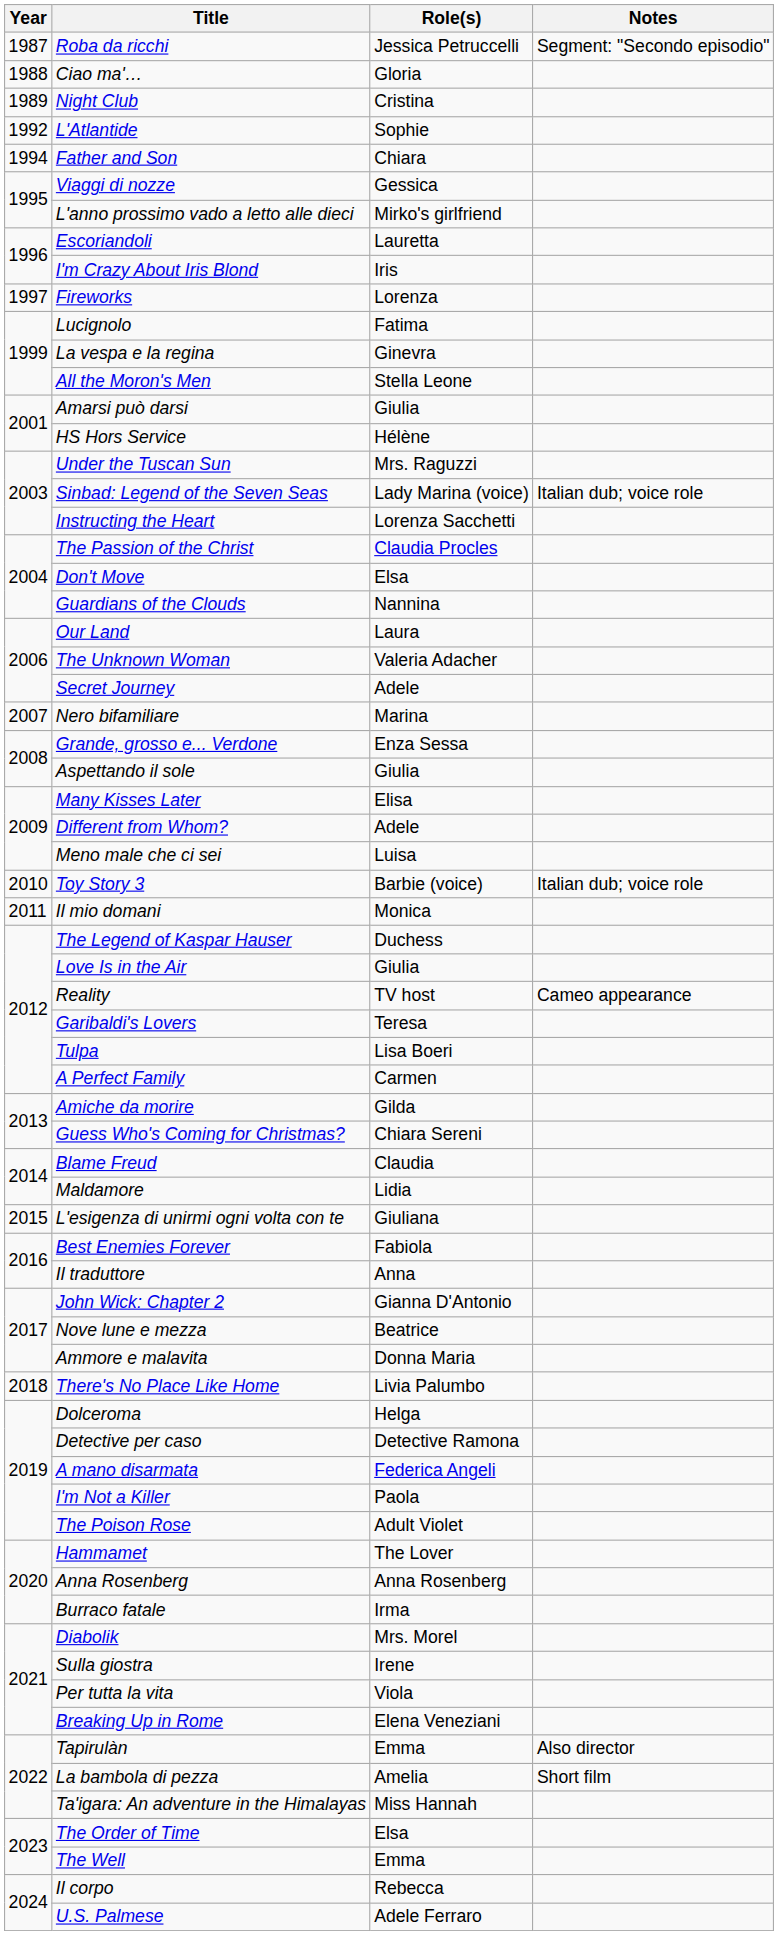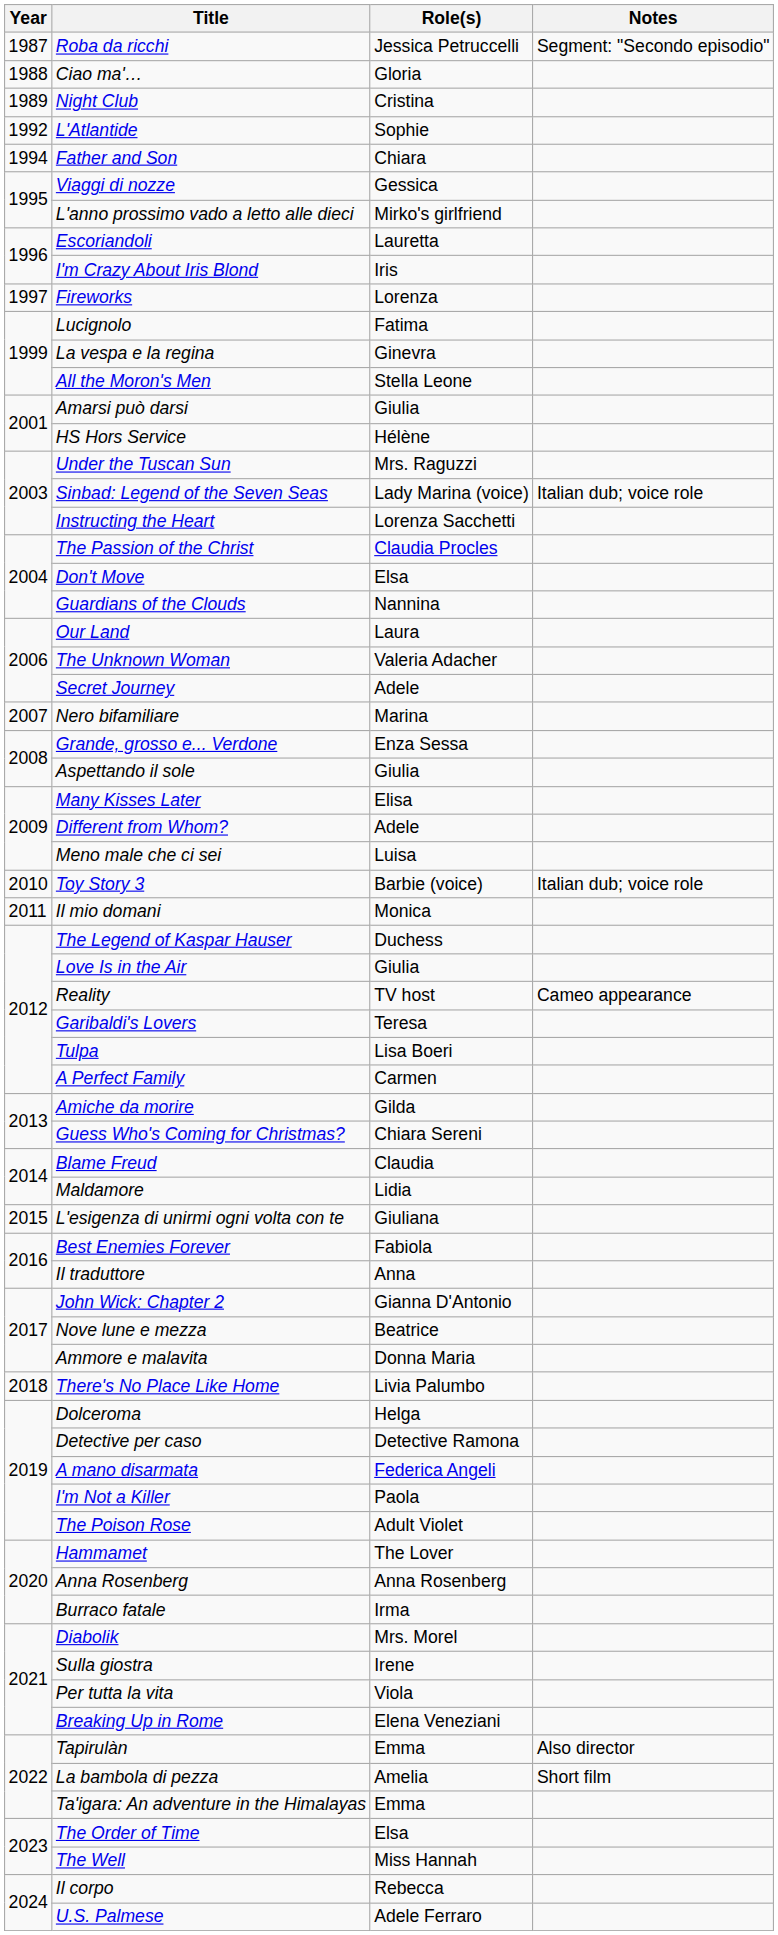(426, 1804) Miss Hannah -> (400, 1804) Emma
(400, 1860) Emma -> (426, 1860) Miss Hannah
